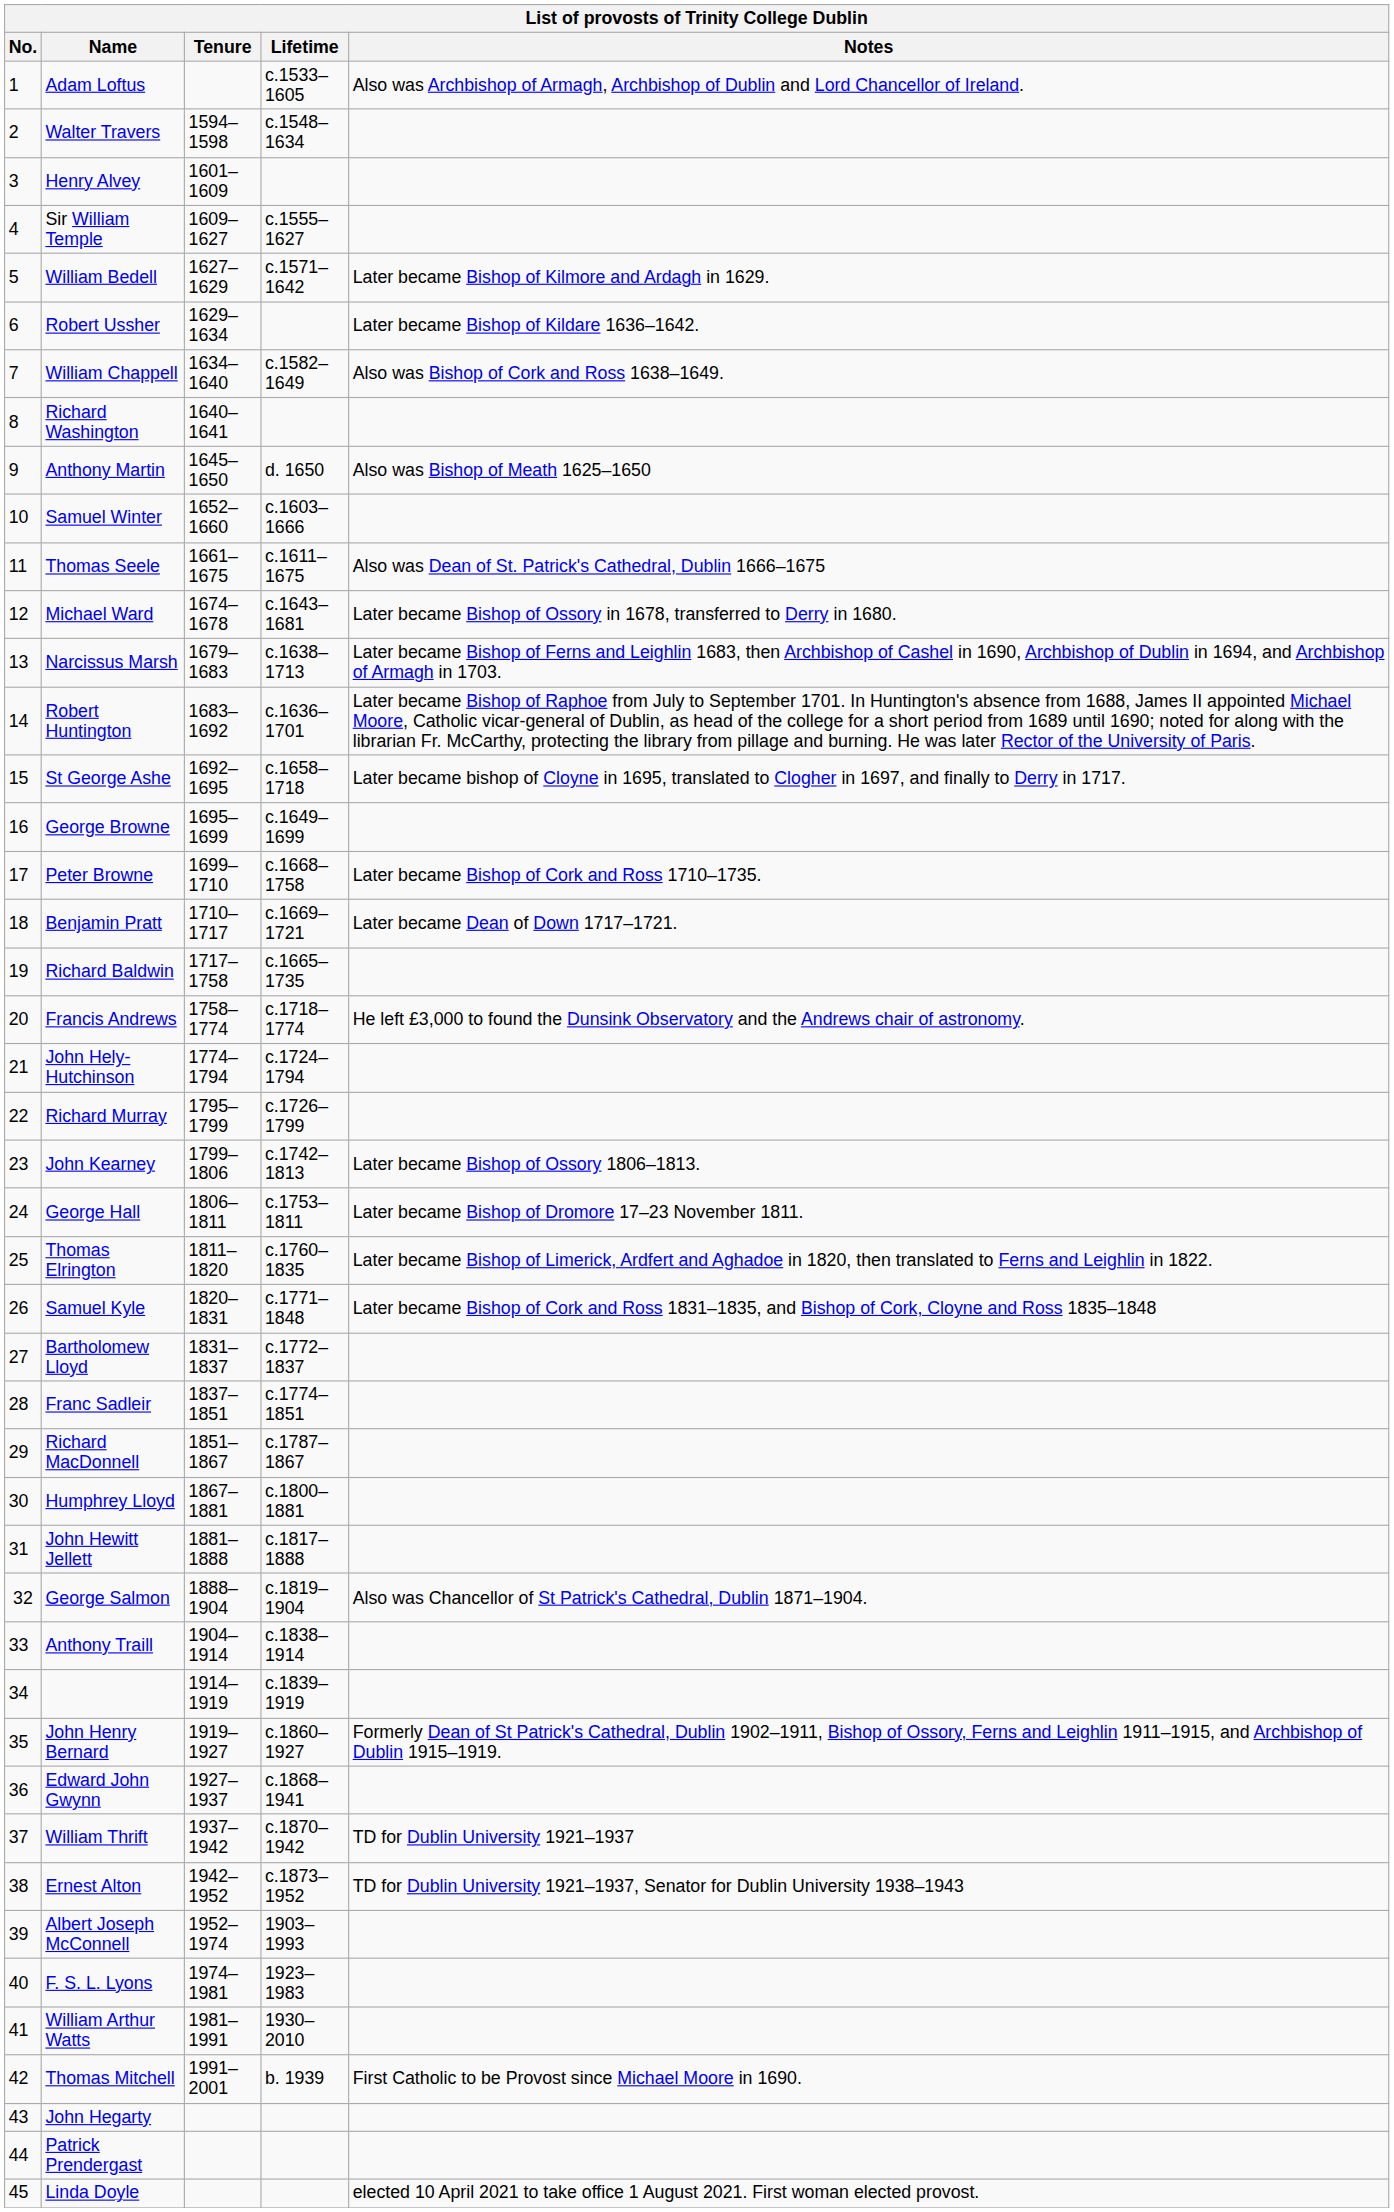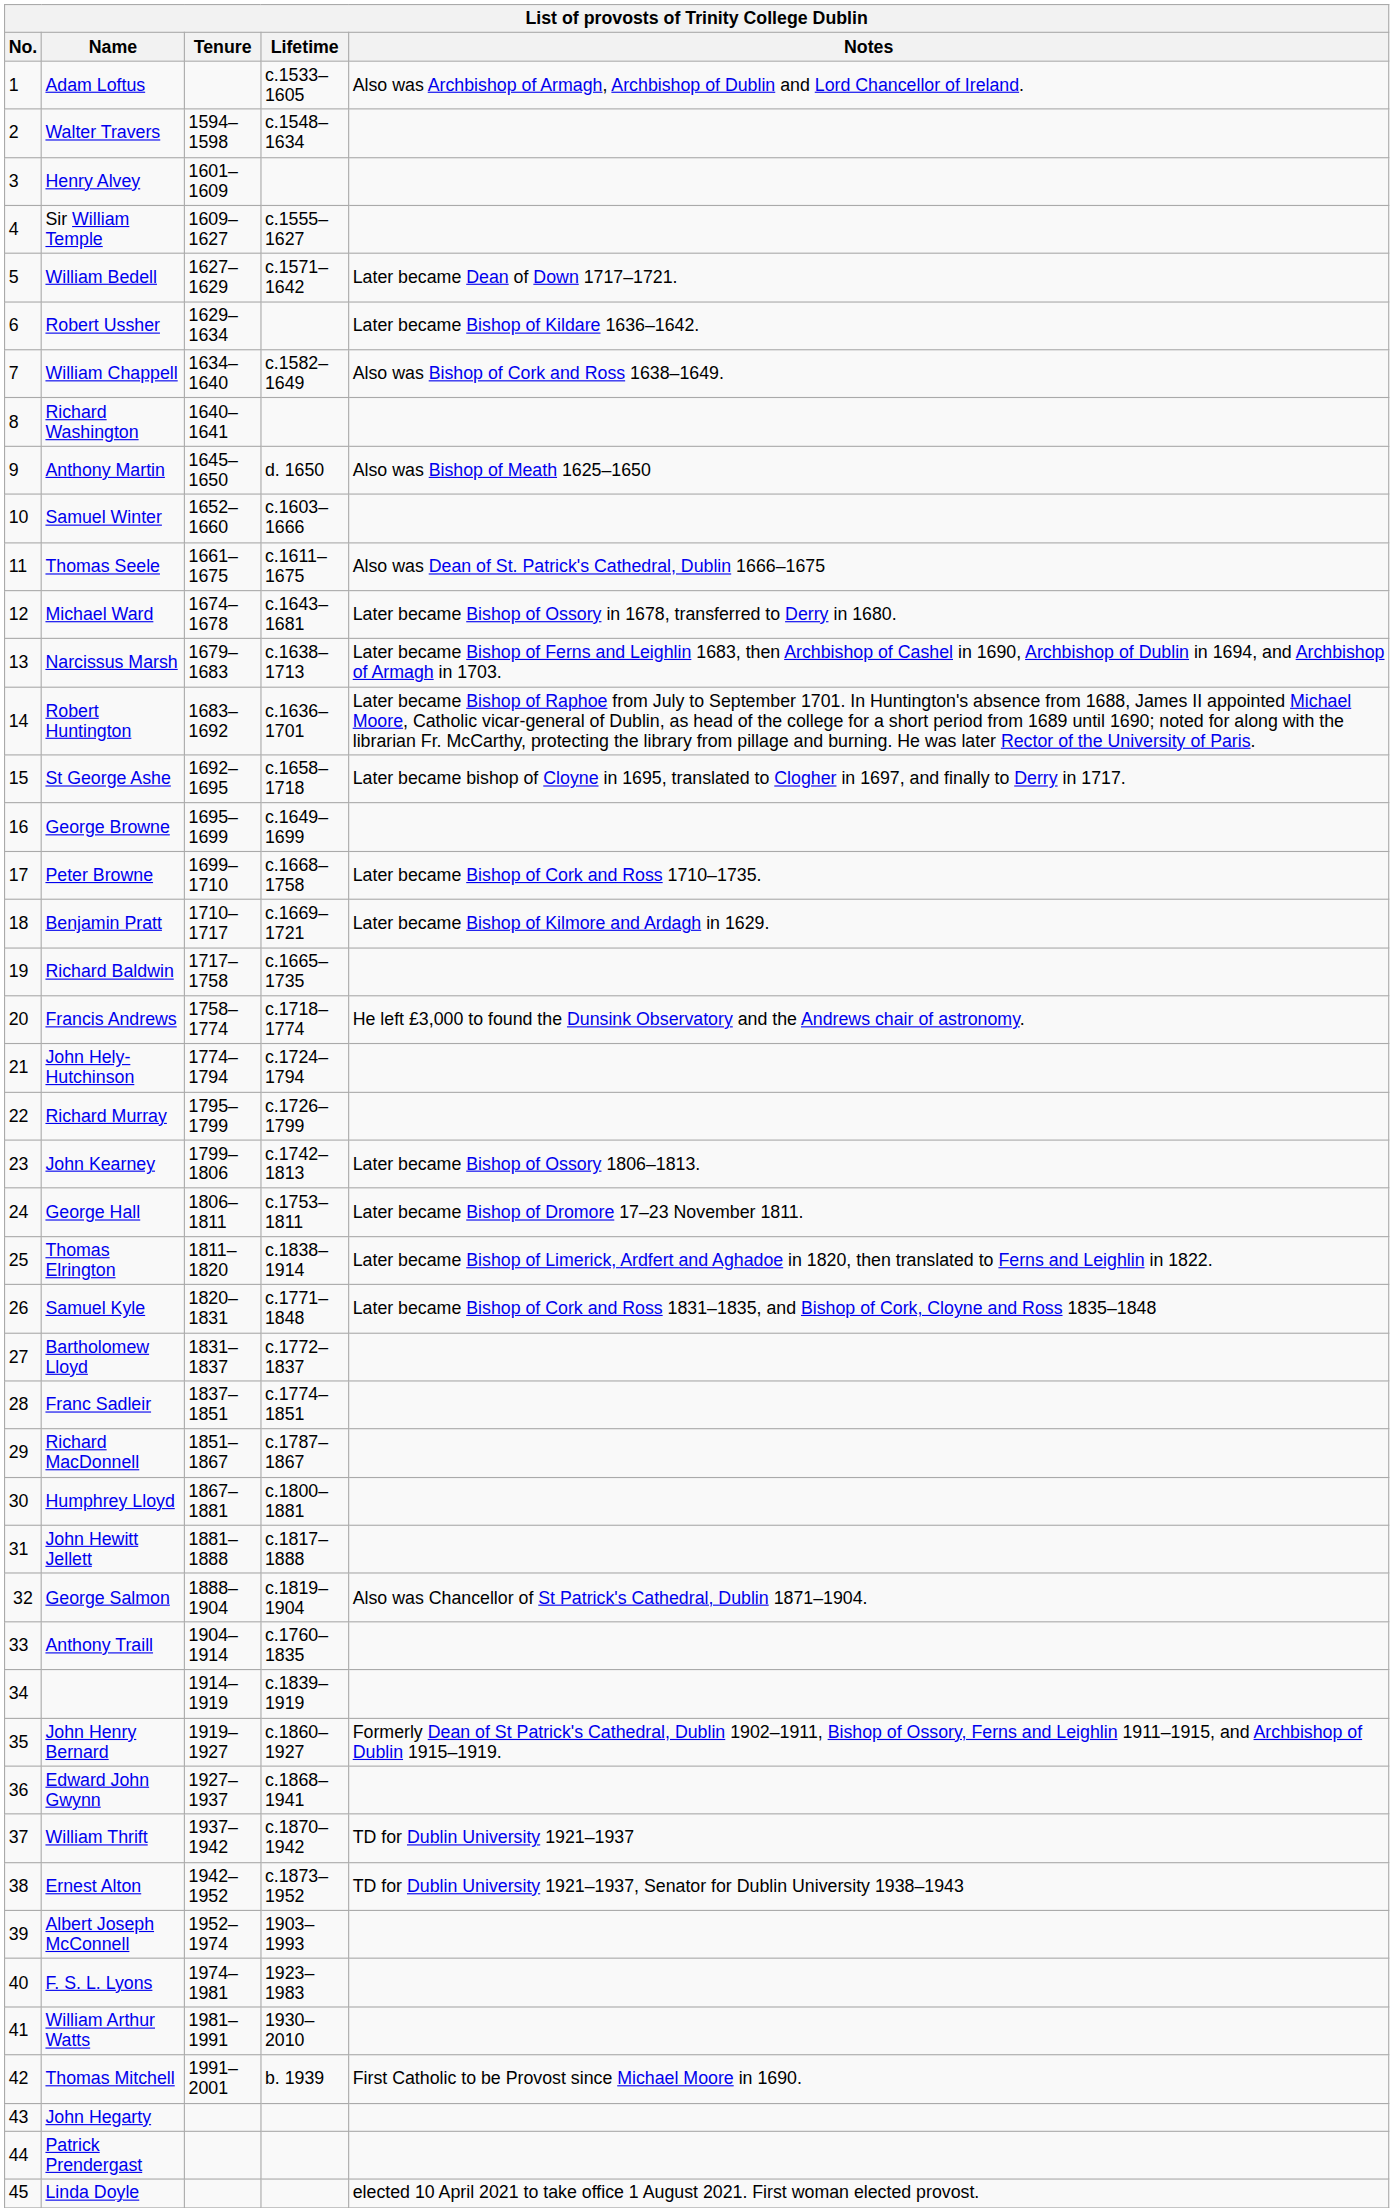(561, 277) Later became Bishop of Kilmore and Ardagh in 1629. -> (515, 277) Later became Dean of Down 1717–1721.
(515, 923) Later became Dean of Down 1717–1721. -> (561, 923) Later became Bishop of Kilmore and Ardagh in 1629.
(297, 1260) c.1760–1835 -> (297, 1260) c.1838–1914
(297, 1645) c.1838–1914 -> (297, 1645) c.1760–1835
